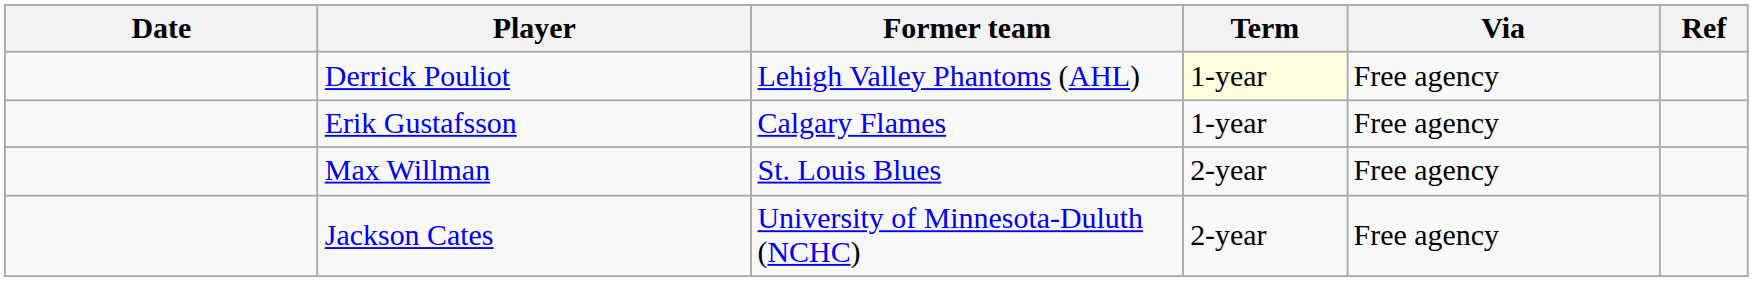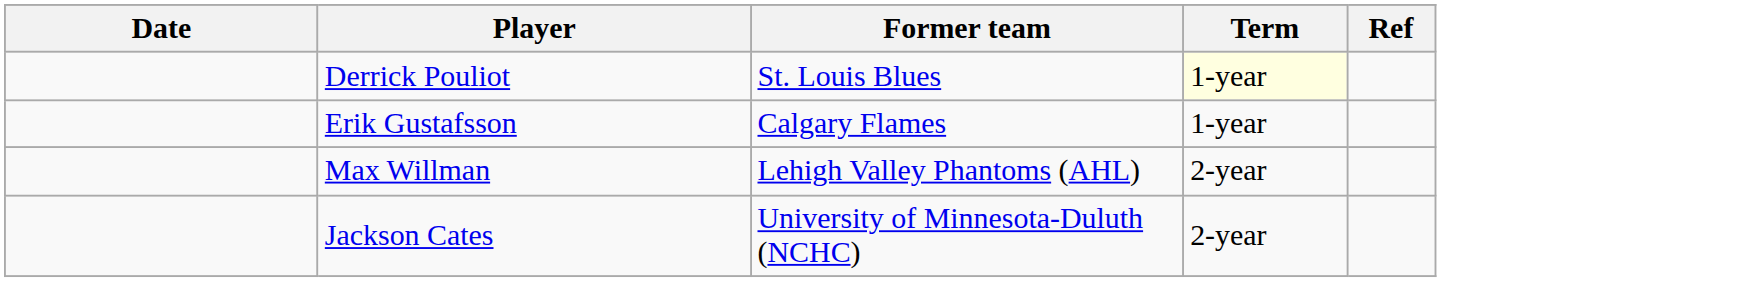- column: (1503, 28)
(949, 75) Lehigh Valley Phantoms (AHL) -> (849, 75) St. Louis Blues
(849, 170) St. Louis Blues -> (949, 170) Lehigh Valley Phantoms (AHL)
